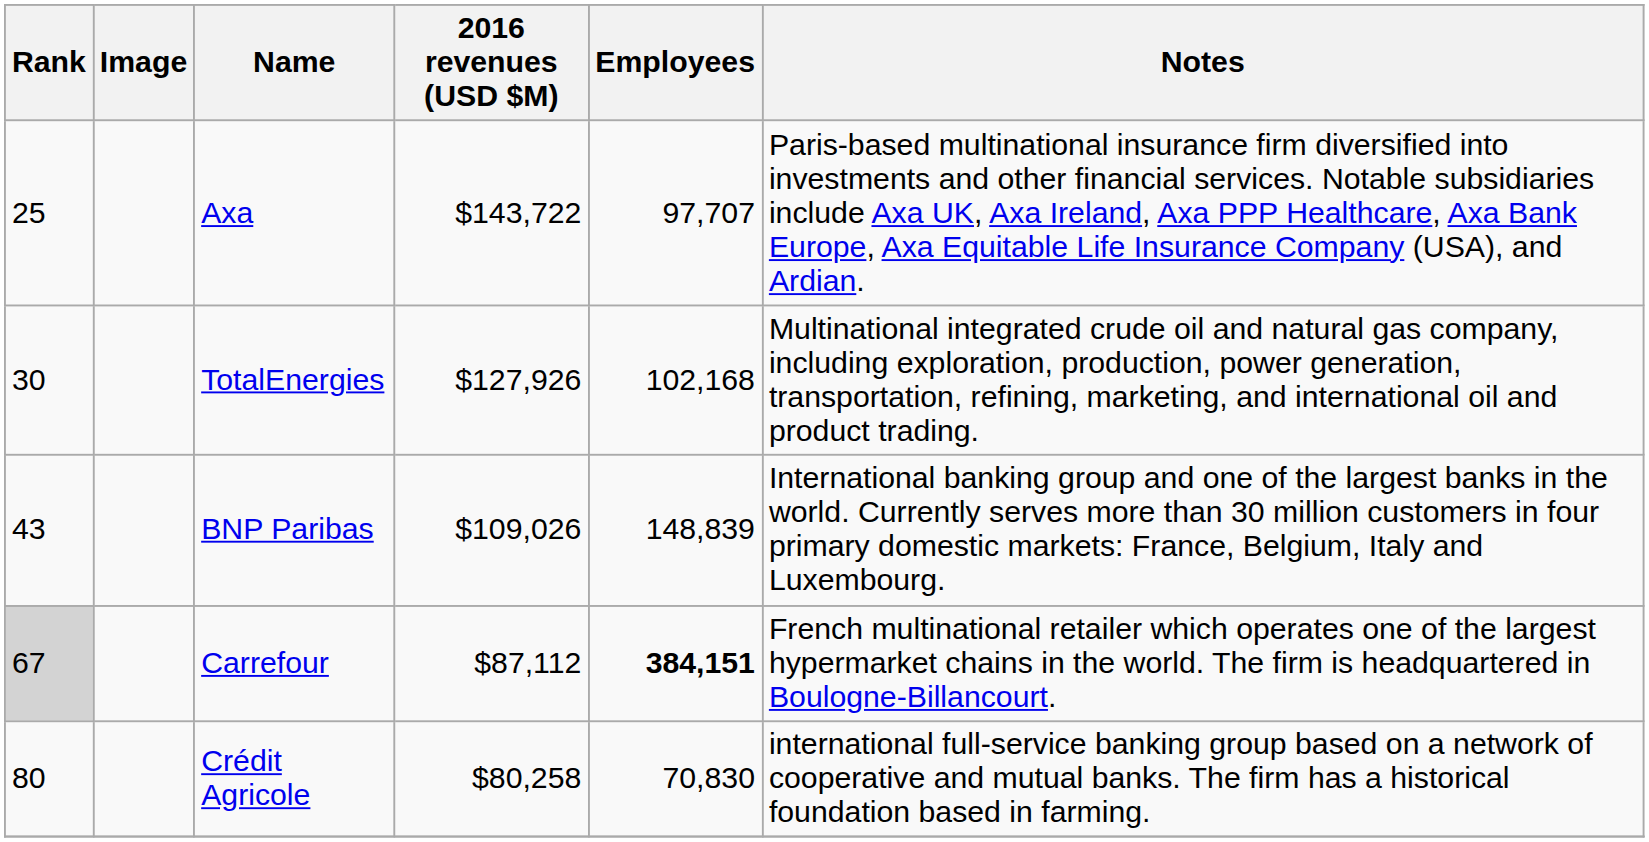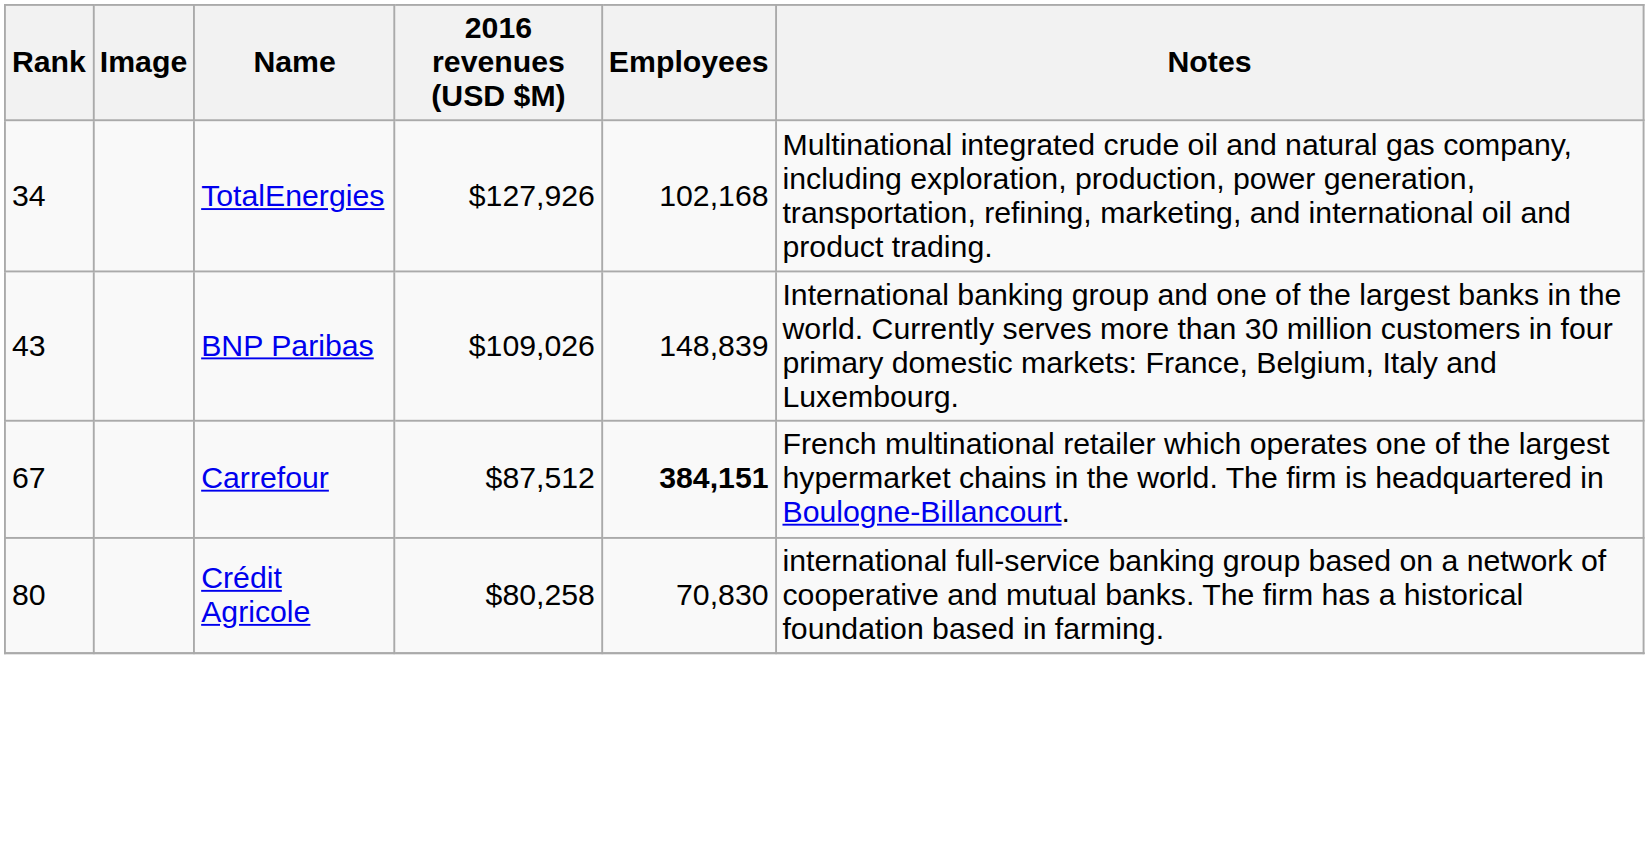- row: (227, 212)
(29, 379) 30 -> (29, 195) 34
(29, 662) lightgrey background -> (29, 478) no background
(528, 662) $87,112 -> (540, 478) $87,512
